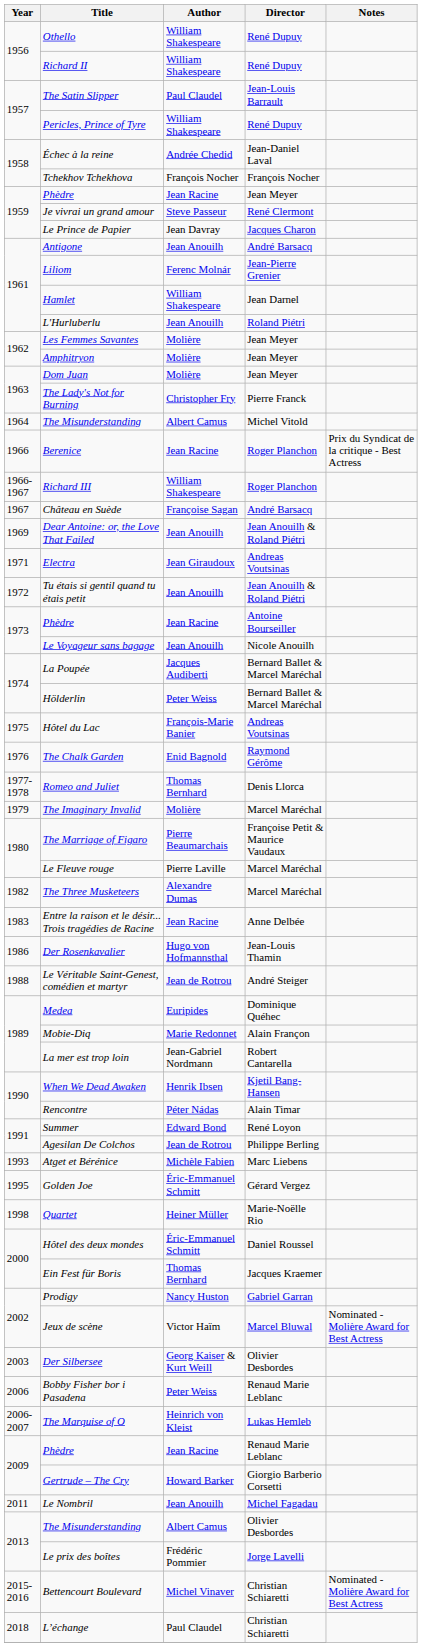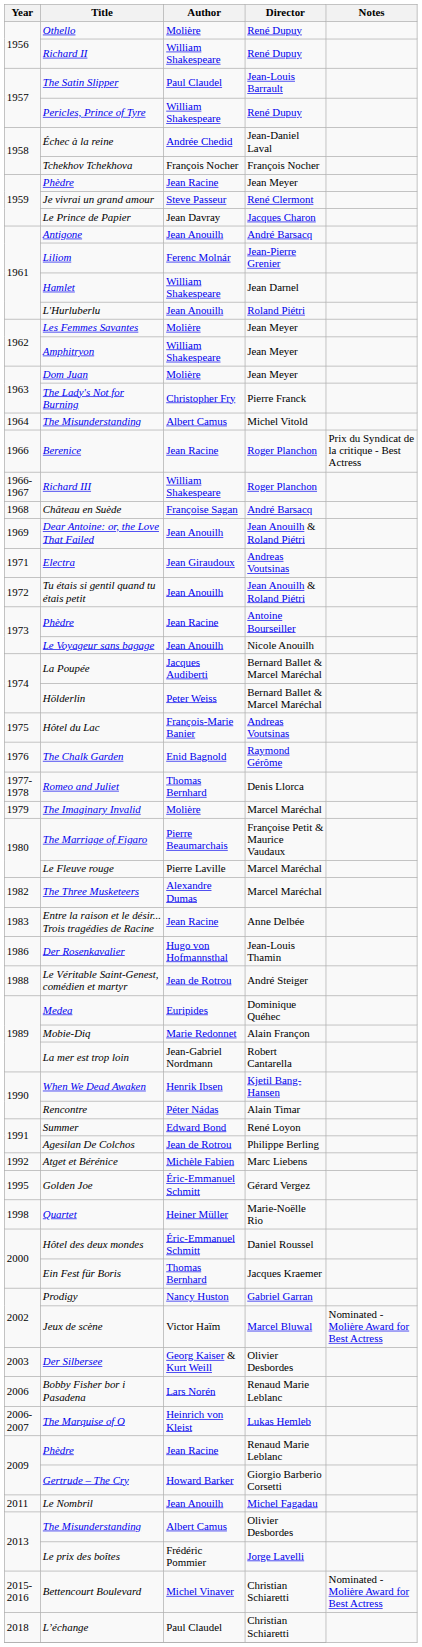(193, 36) William Shakespeare -> (183, 30) Molière
(183, 357) Molière -> (193, 351) William Shakespeare
(18, 510) 1967 -> (18, 510) 1968
(18, 1161) 1993 -> (18, 1161) 1992
(191, 1391) Peter Weiss -> (191, 1391) Lars Norén
